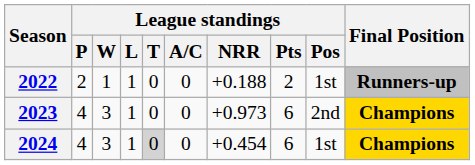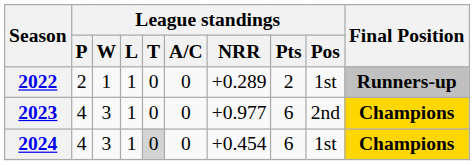(239, 81) +0.188 -> (239, 81) +0.289
(239, 112) +0.973 -> (239, 112) +0.977
